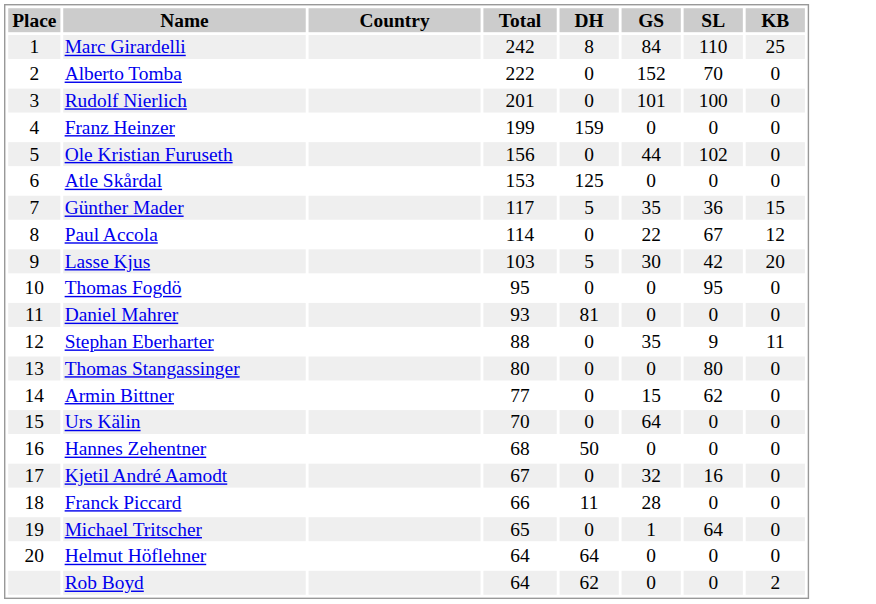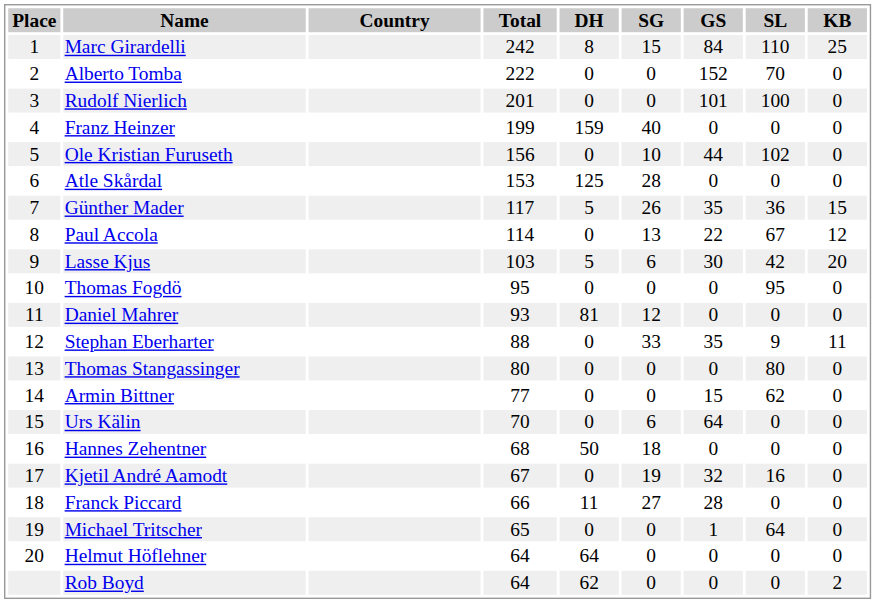+ column: (651, 20)
